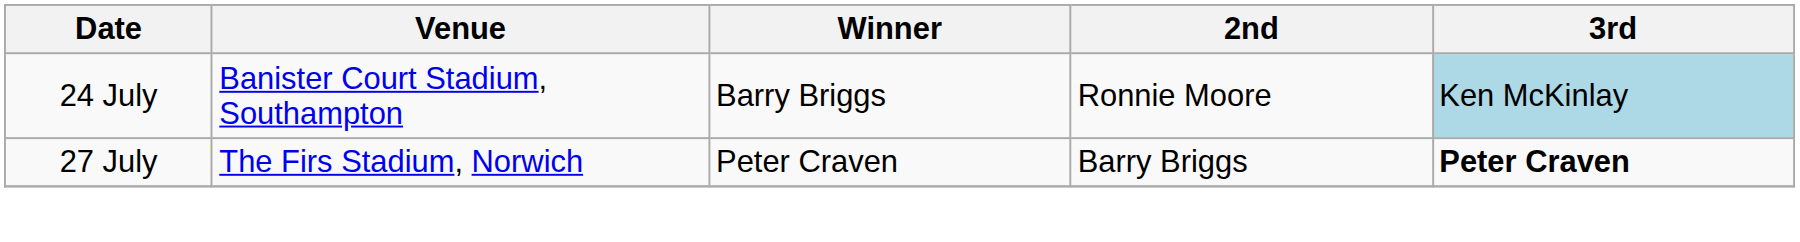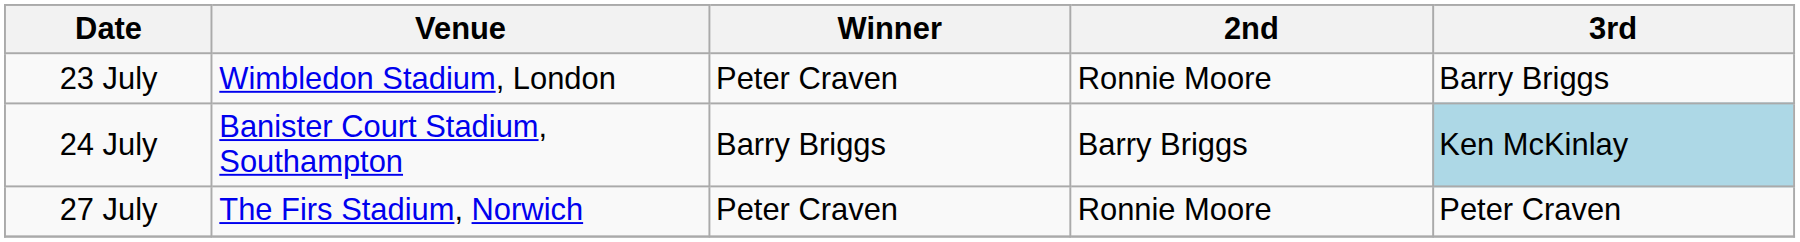+ row: (109, 77)
(1175, 95) Ronnie Moore -> (1163, 144) Barry Briggs
(1163, 161) Barry Briggs -> (1175, 210) Ronnie Moore
(1535, 161) bold -> (1530, 210) normal
